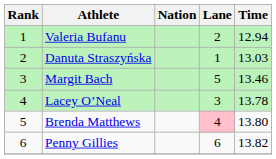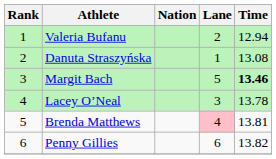(253, 57) 13.03 -> (253, 57) 13.08
(253, 79) normal -> (253, 79) bold
(253, 121) 13.80 -> (253, 121) 13.81
